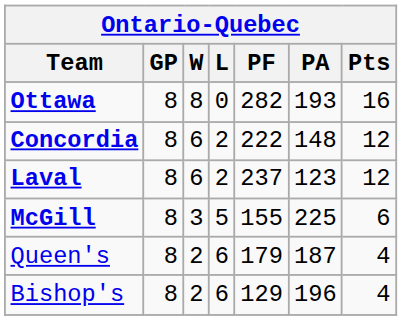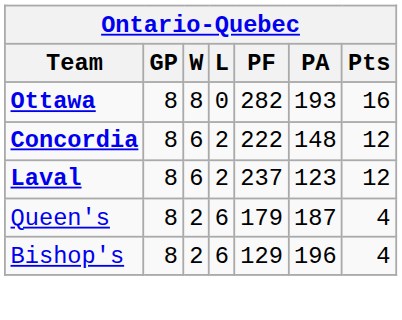- row: (53, 218)
